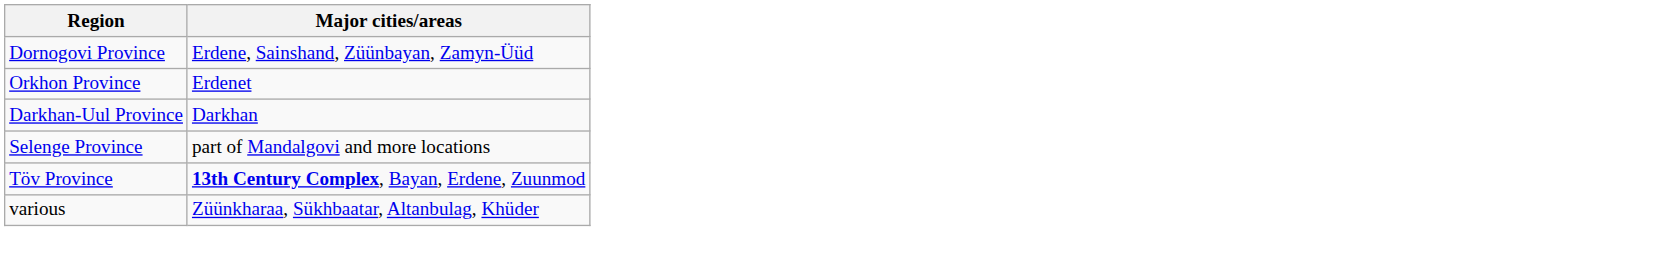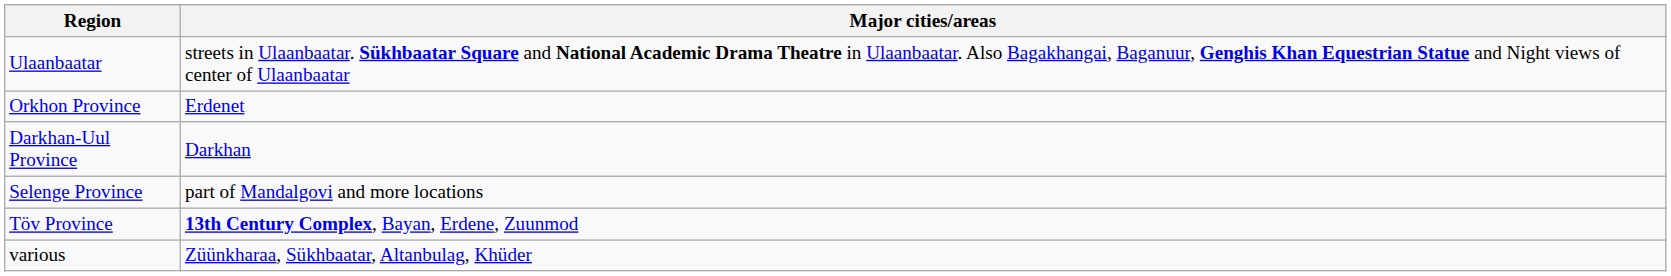+ row: (55, 63)
- row: (87, 52)
